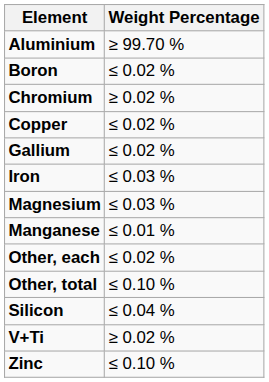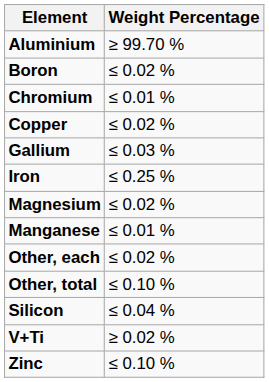(142, 97) ≥ 0.02 % -> (142, 97) ≤ 0.01 %
(142, 151) ≤ 0.02 % -> (142, 151) ≤ 0.03 %
(142, 177) ≤ 0.03 % -> (142, 177) ≤ 0.25 %
(142, 204) ≤ 0.03 % -> (142, 204) ≤ 0.02 %
